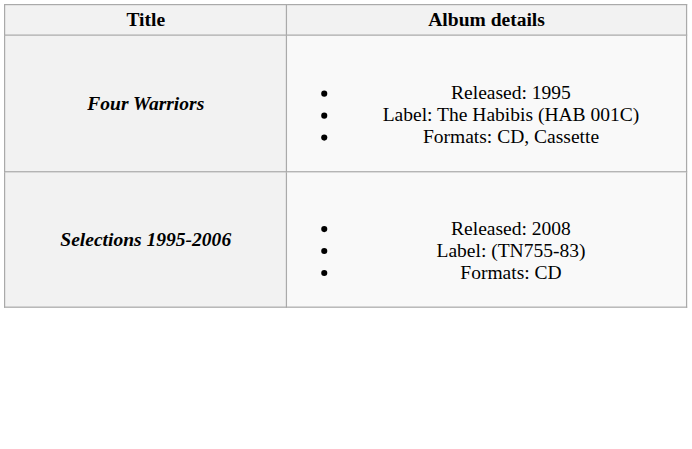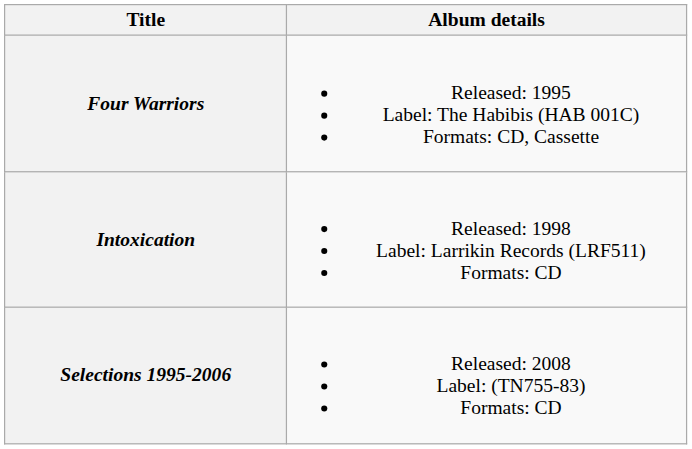+ row: (146, 239)
